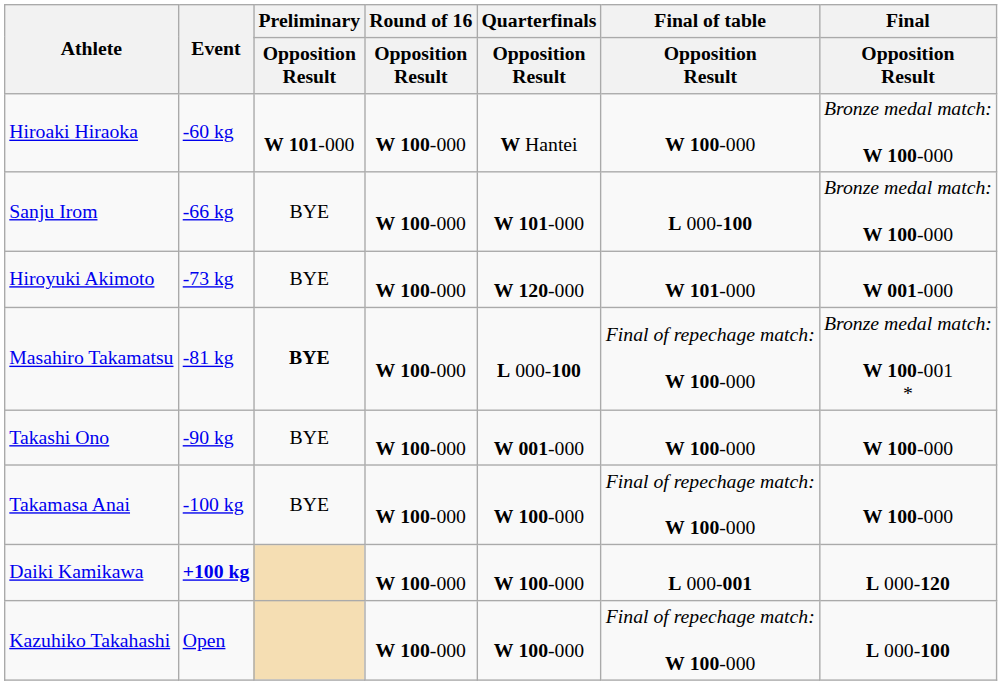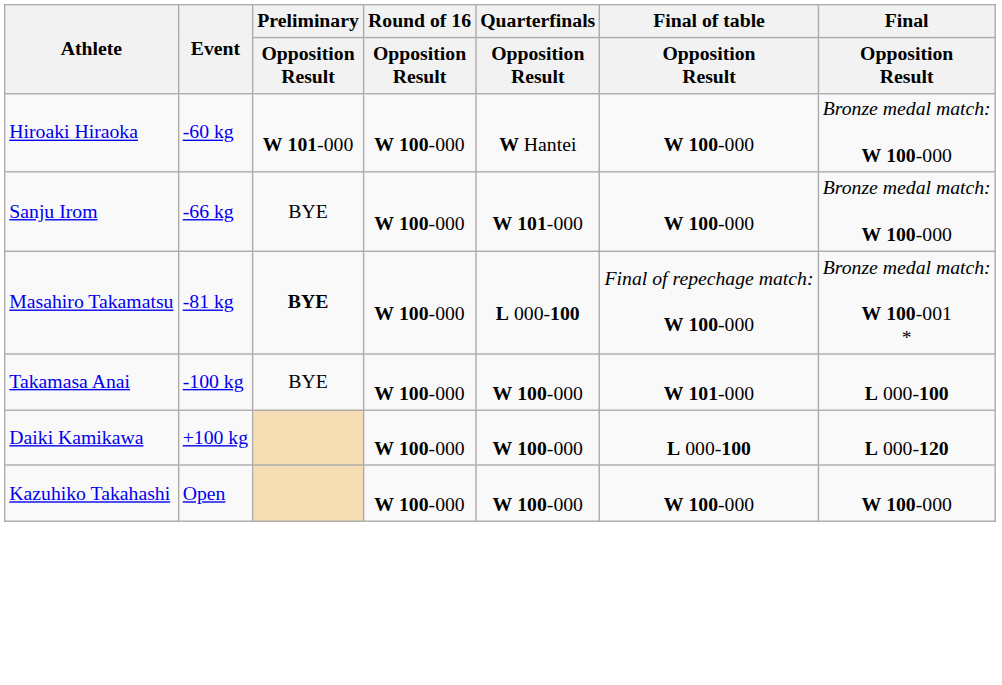(710, 223) L 000-100 -> (709, 223) W 100-000
- row: (82, 279)
- row: (59, 437)
(710, 505) Final of repechage match: W 100-000 -> (709, 393) W 101-000
(908, 516) W 100-000 -> (907, 393) L 000-100
(216, 572) bold -> (215, 437) normal
(710, 584) L 000-001 -> (709, 449) L 000-100
(710, 640) Final of repechage match: W 100-000 -> (709, 505) W 100-000
(908, 651) L 000-100 -> (907, 505) W 100-000
